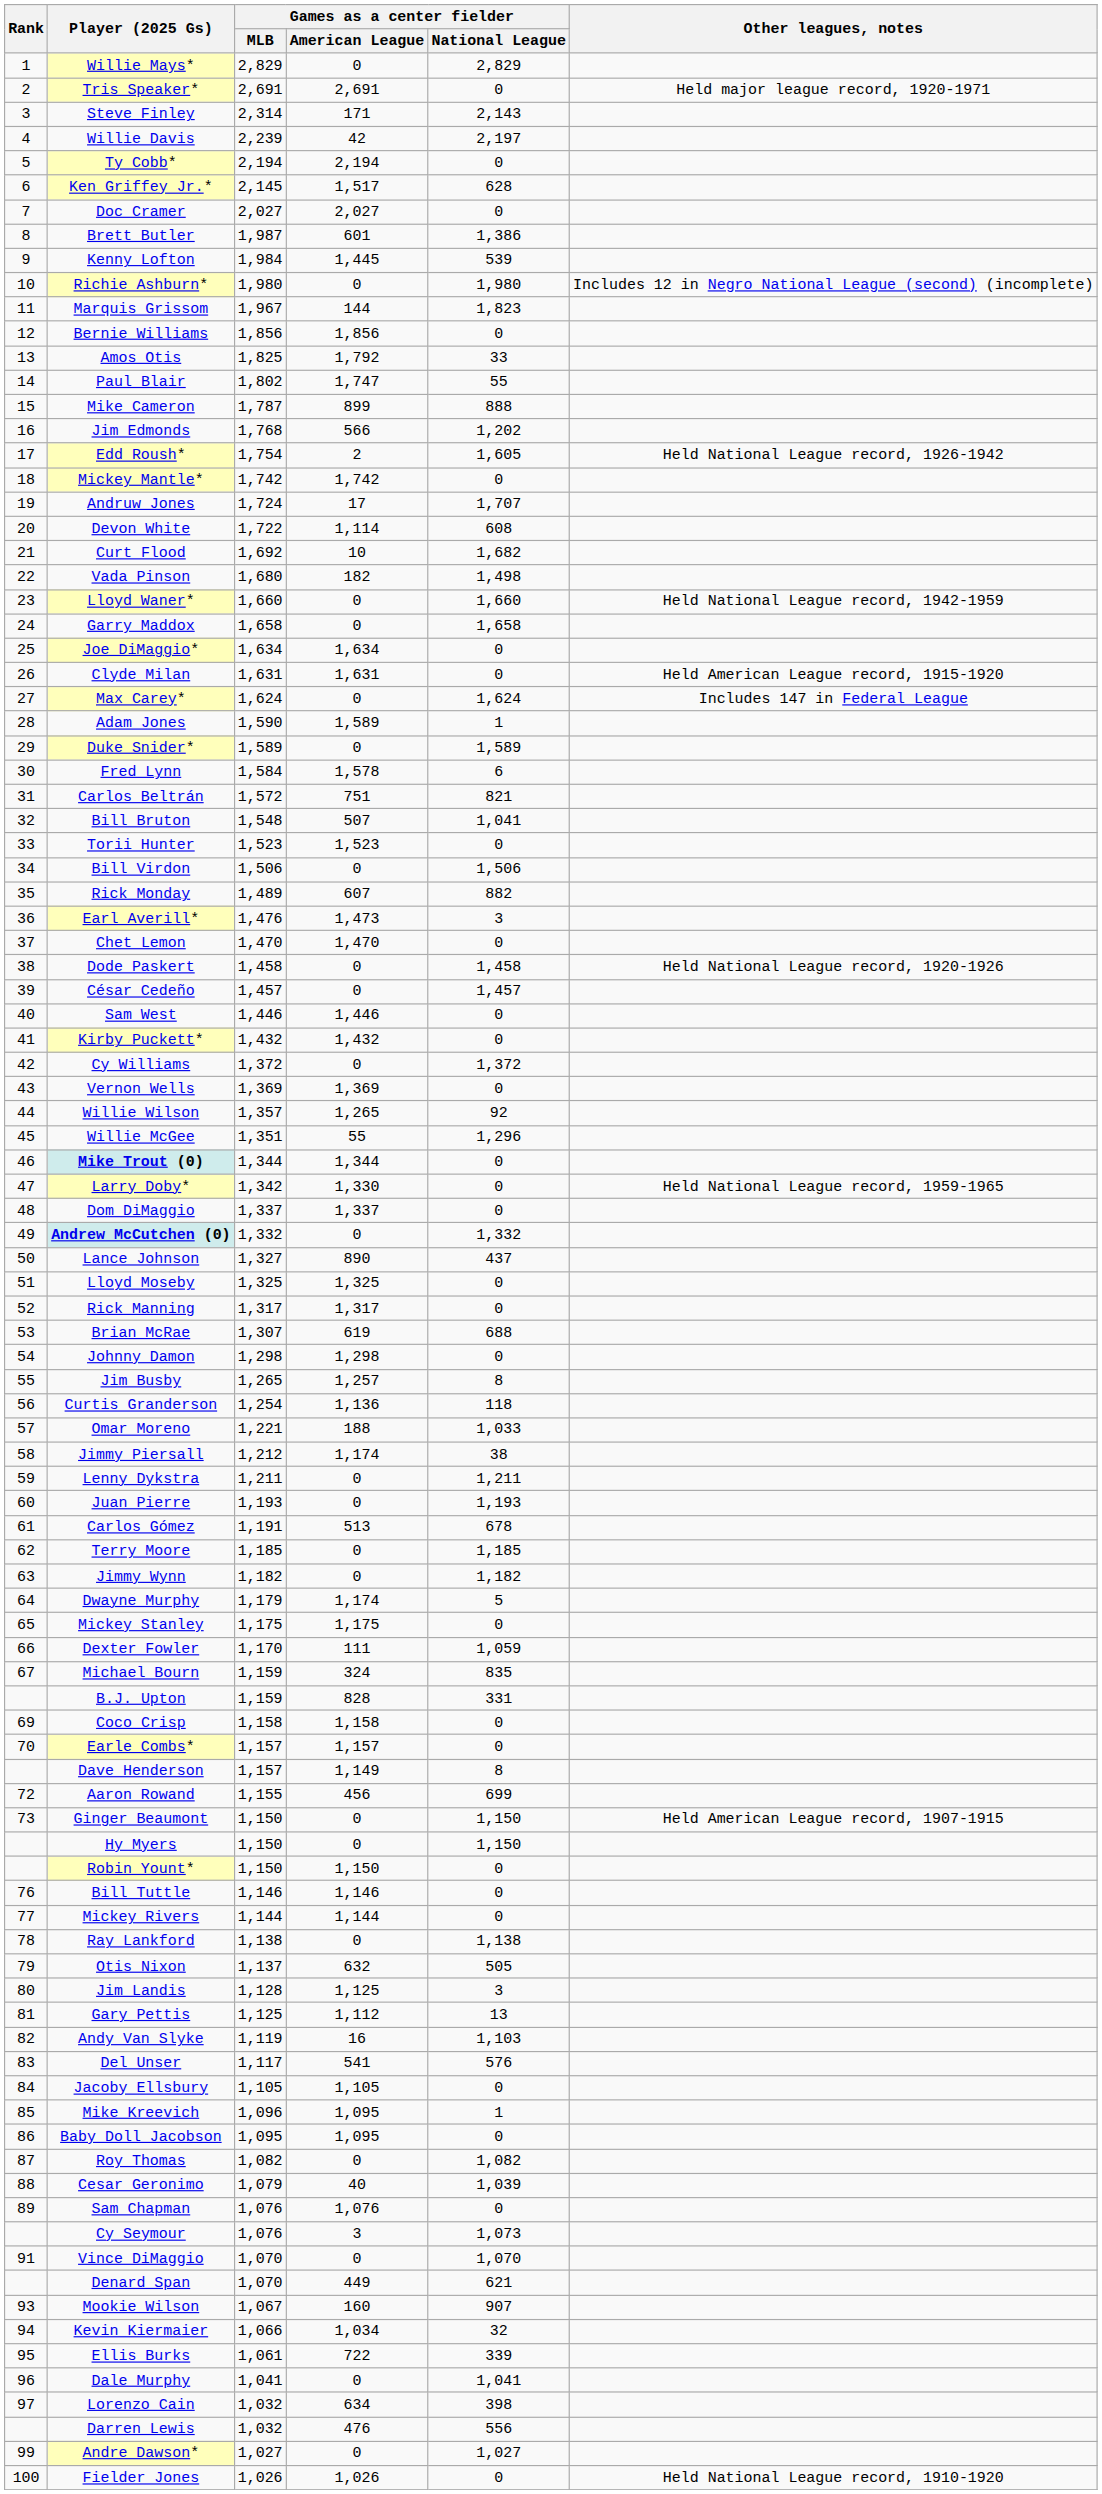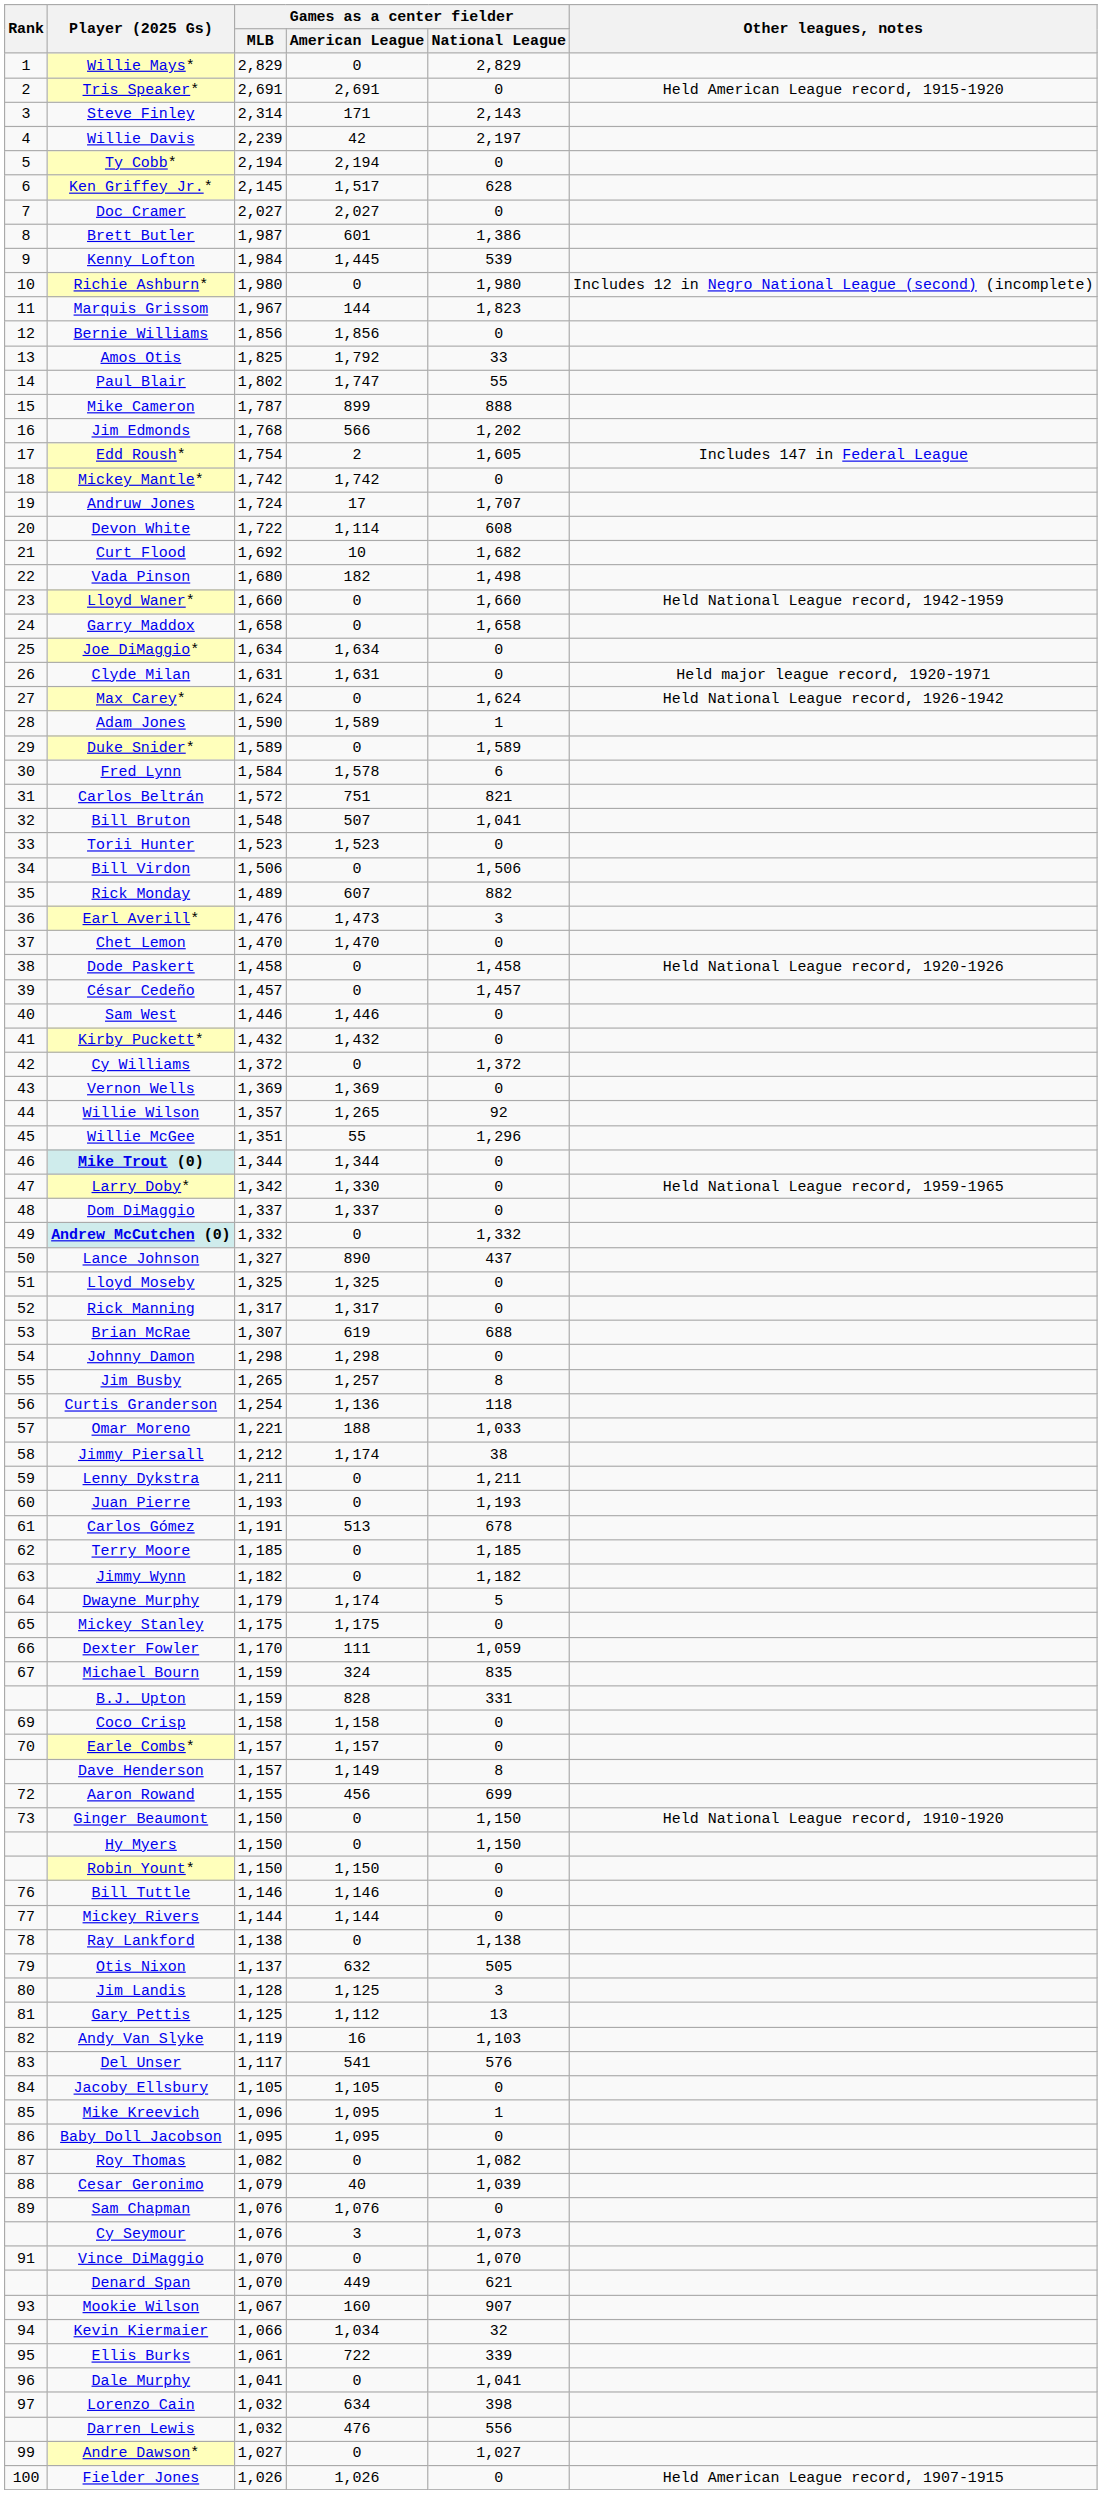(833, 90) Held major league record, 1920-1971 -> (833, 90) Held American League record, 1915-1920
(833, 455) Held National League record, 1926-1942 -> (833, 455) Includes 147 in Federal League
(833, 675) Held American League record, 1915-1920 -> (833, 675) Held major league record, 1920-1971
(833, 699) Includes 147 in Federal League -> (833, 699) Held National League record, 1926-1942
(833, 1820) Held American League record, 1907-1915 -> (833, 1820) Held National League record, 1910-1920
(833, 2478) Held National League record, 1910-1920 -> (833, 2478) Held American League record, 1907-1915
